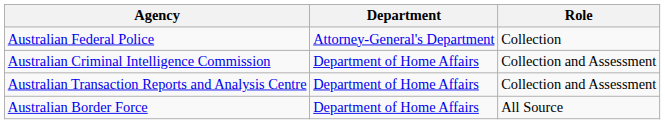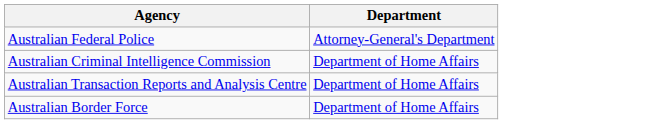- column: (579, 15)
